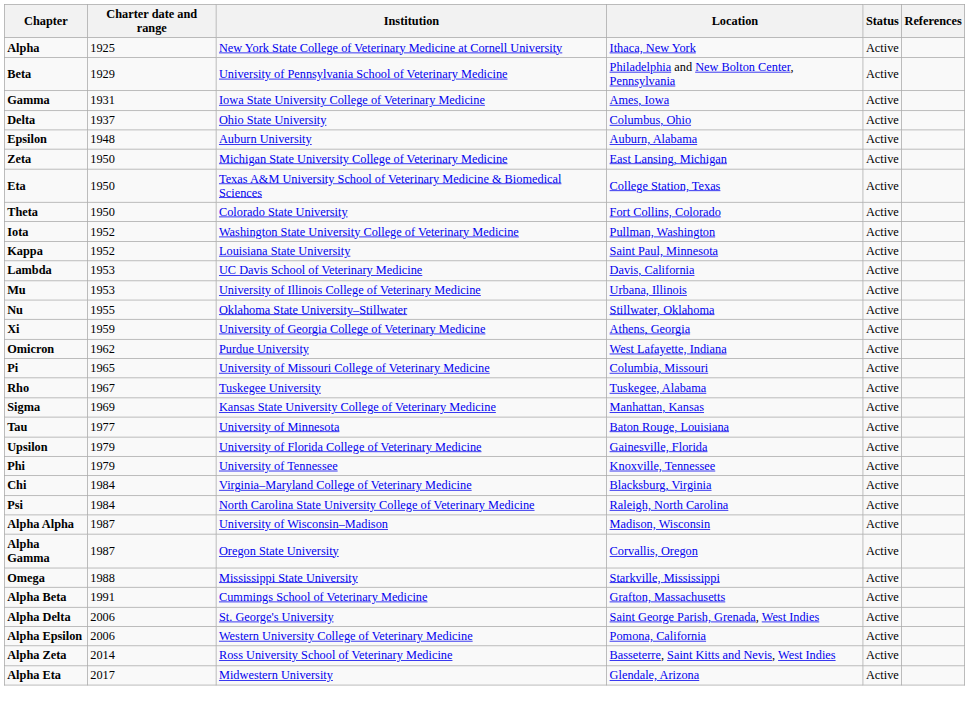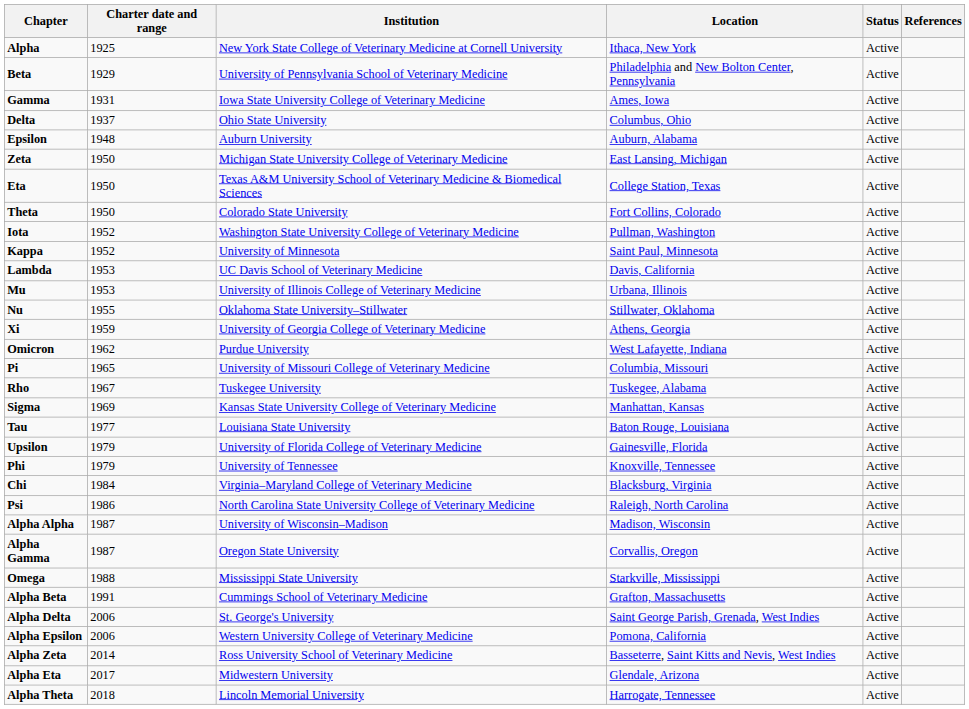(285, 251) Louisiana State University -> (279, 251) University of Minnesota
(279, 427) University of Minnesota -> (285, 427) Louisiana State University
(103, 505) 1984 -> (103, 505) 1986
+ row: (40, 694)
